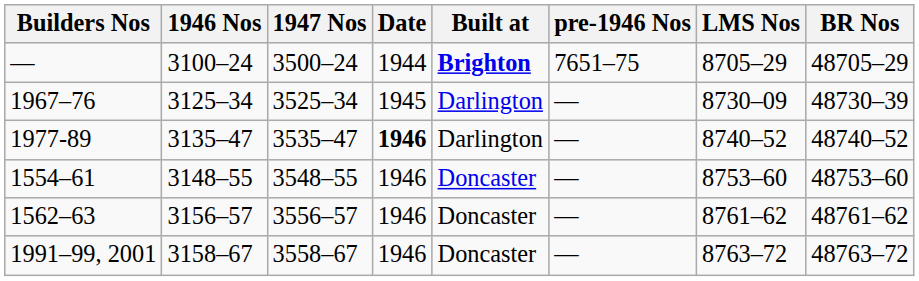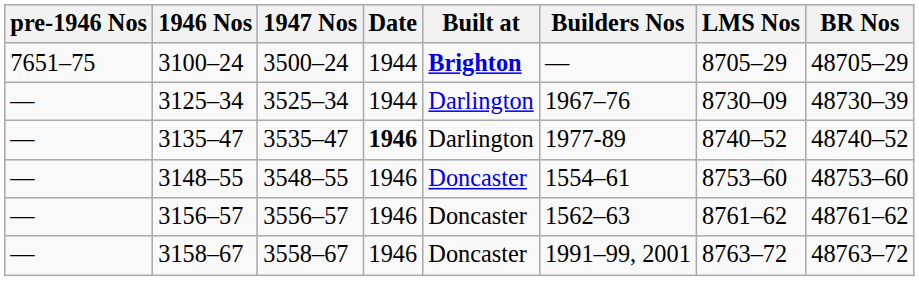columns swapped: (623, 23) <-> (83, 23)
(402, 100) 1945 -> (393, 100) 1944
